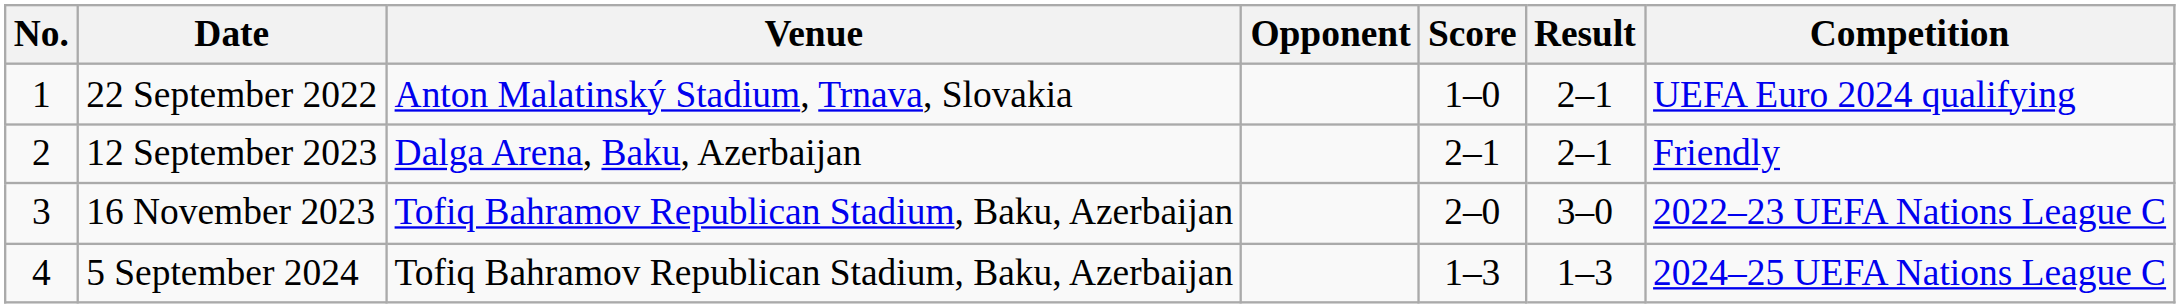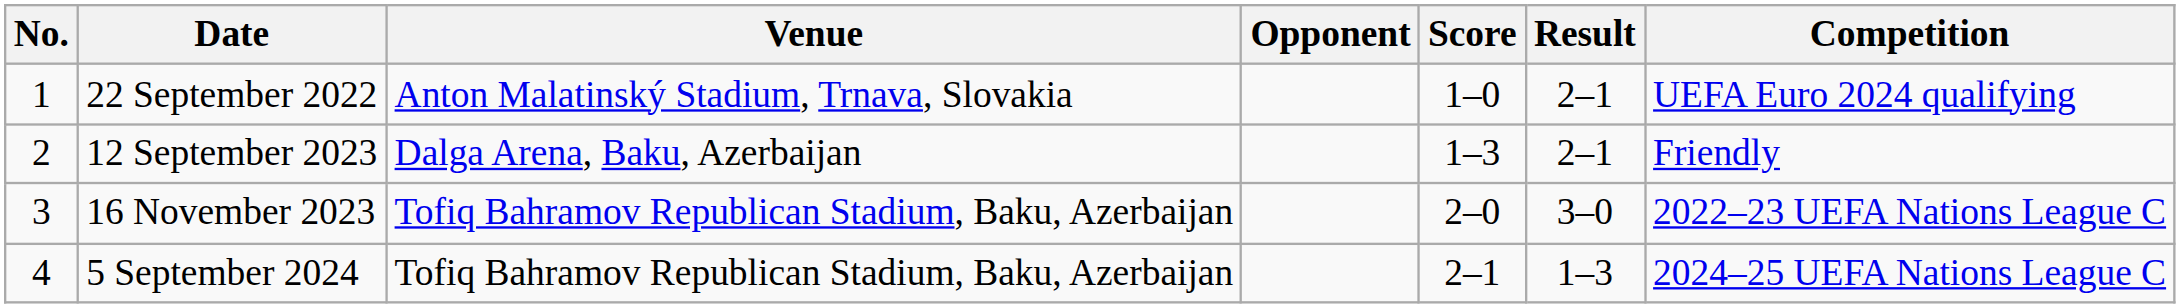(1472, 152) 2–1 -> (1472, 152) 1–3
(1472, 271) 1–3 -> (1472, 271) 2–1
